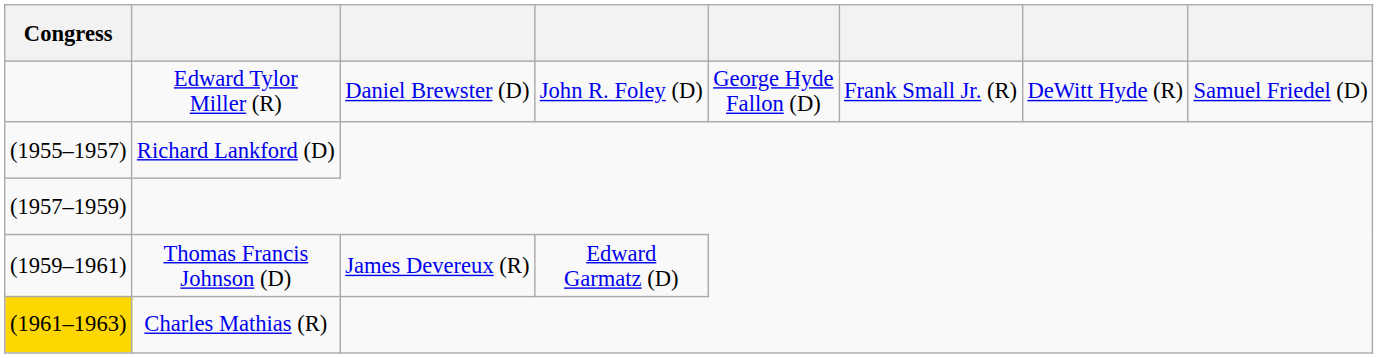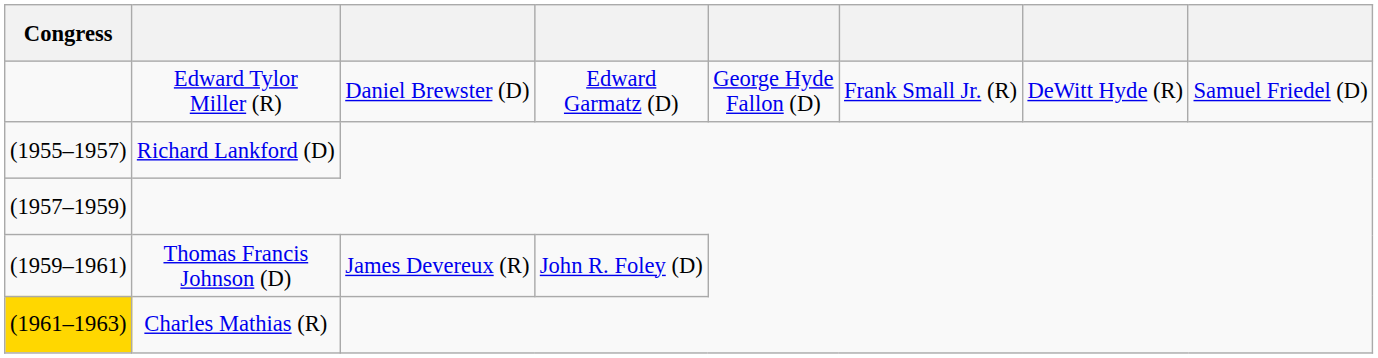(621, 91) John R. Foley (D) -> (621, 91) Edward Garmatz (D)
(621, 265) Edward Garmatz (D) -> (621, 265) John R. Foley (D)
